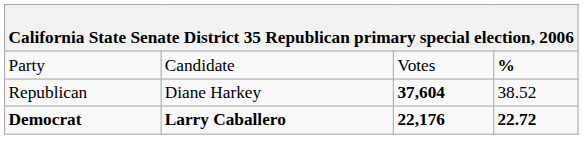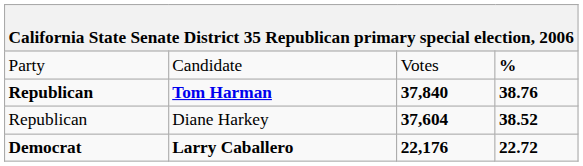+ row: (222, 92)
(517, 92) normal -> (518, 119) bold
